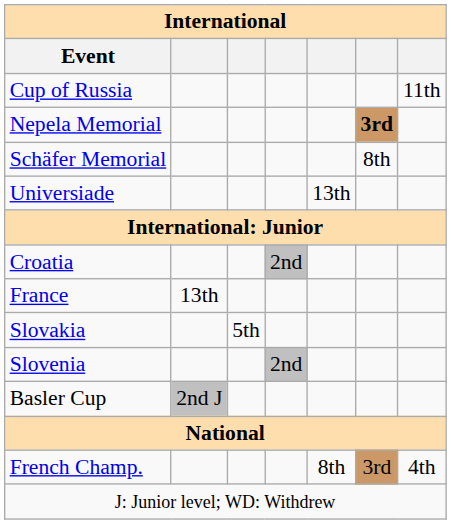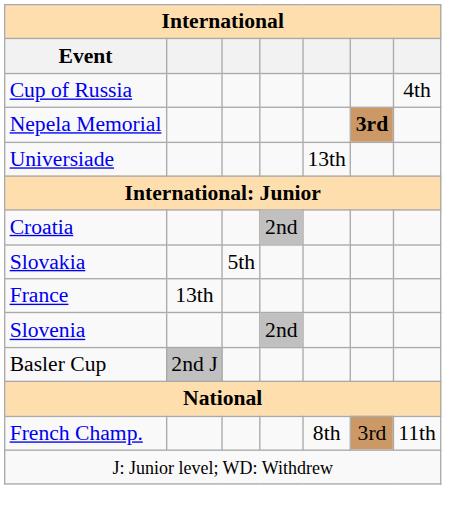(422, 90) 11th -> (417, 90) 4th
- row: (88, 158)
rows swapped: (39, 295) <-> (47, 329)
(422, 466) 4th -> (417, 432) 11th
